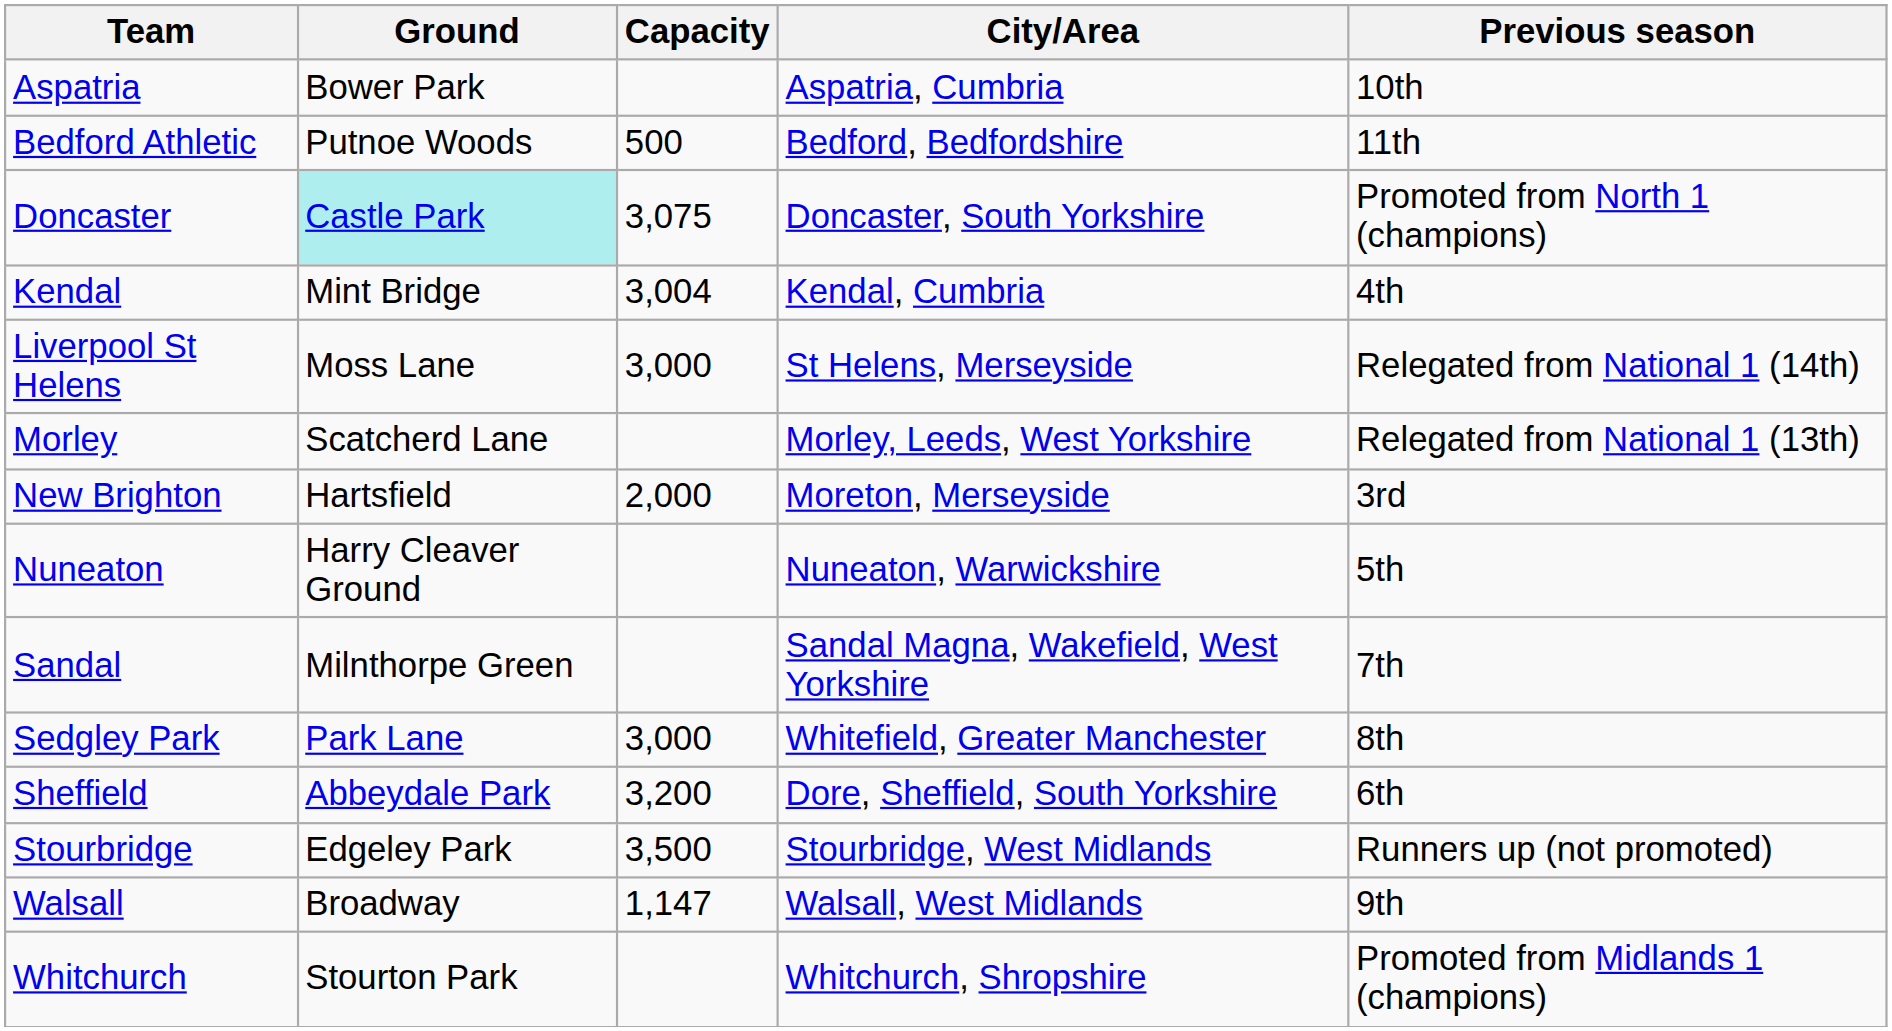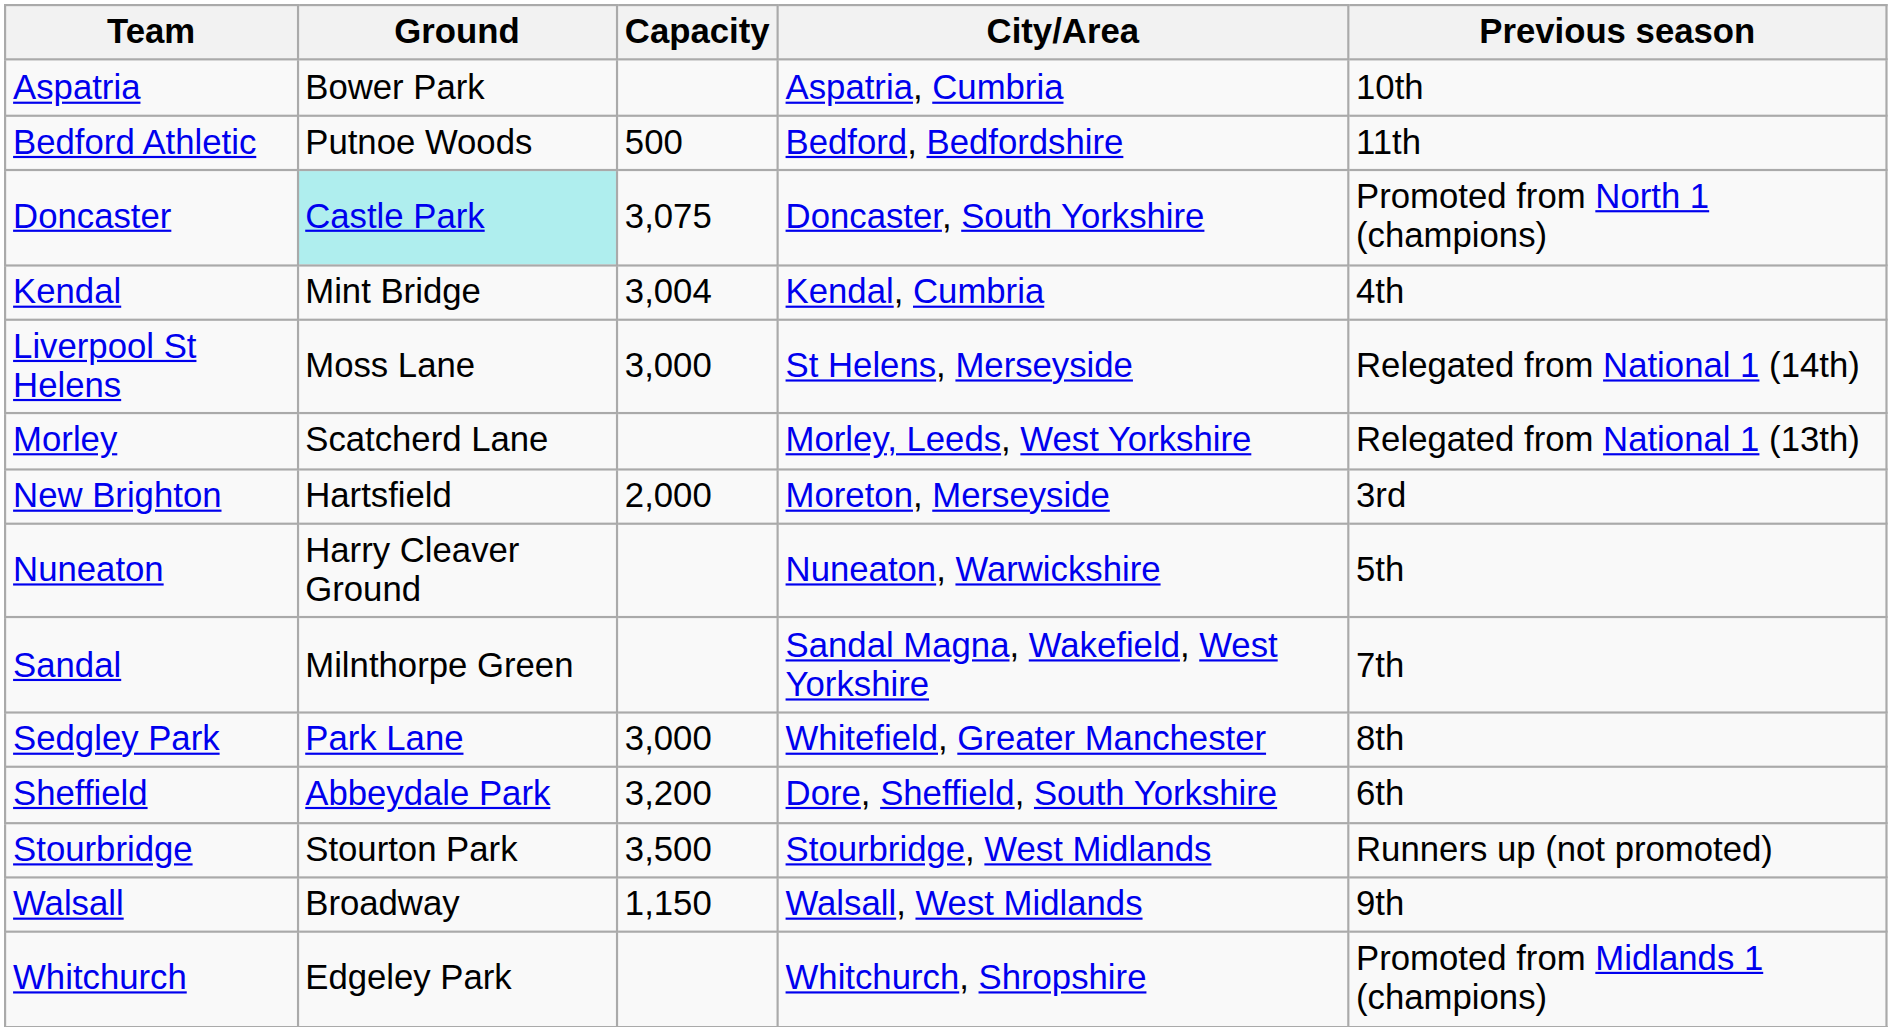(408, 849) Edgeley Park -> (411, 849) Stourton Park
(668, 904) 1,147 -> (668, 904) 1,150
(411, 978) Stourton Park -> (408, 978) Edgeley Park
